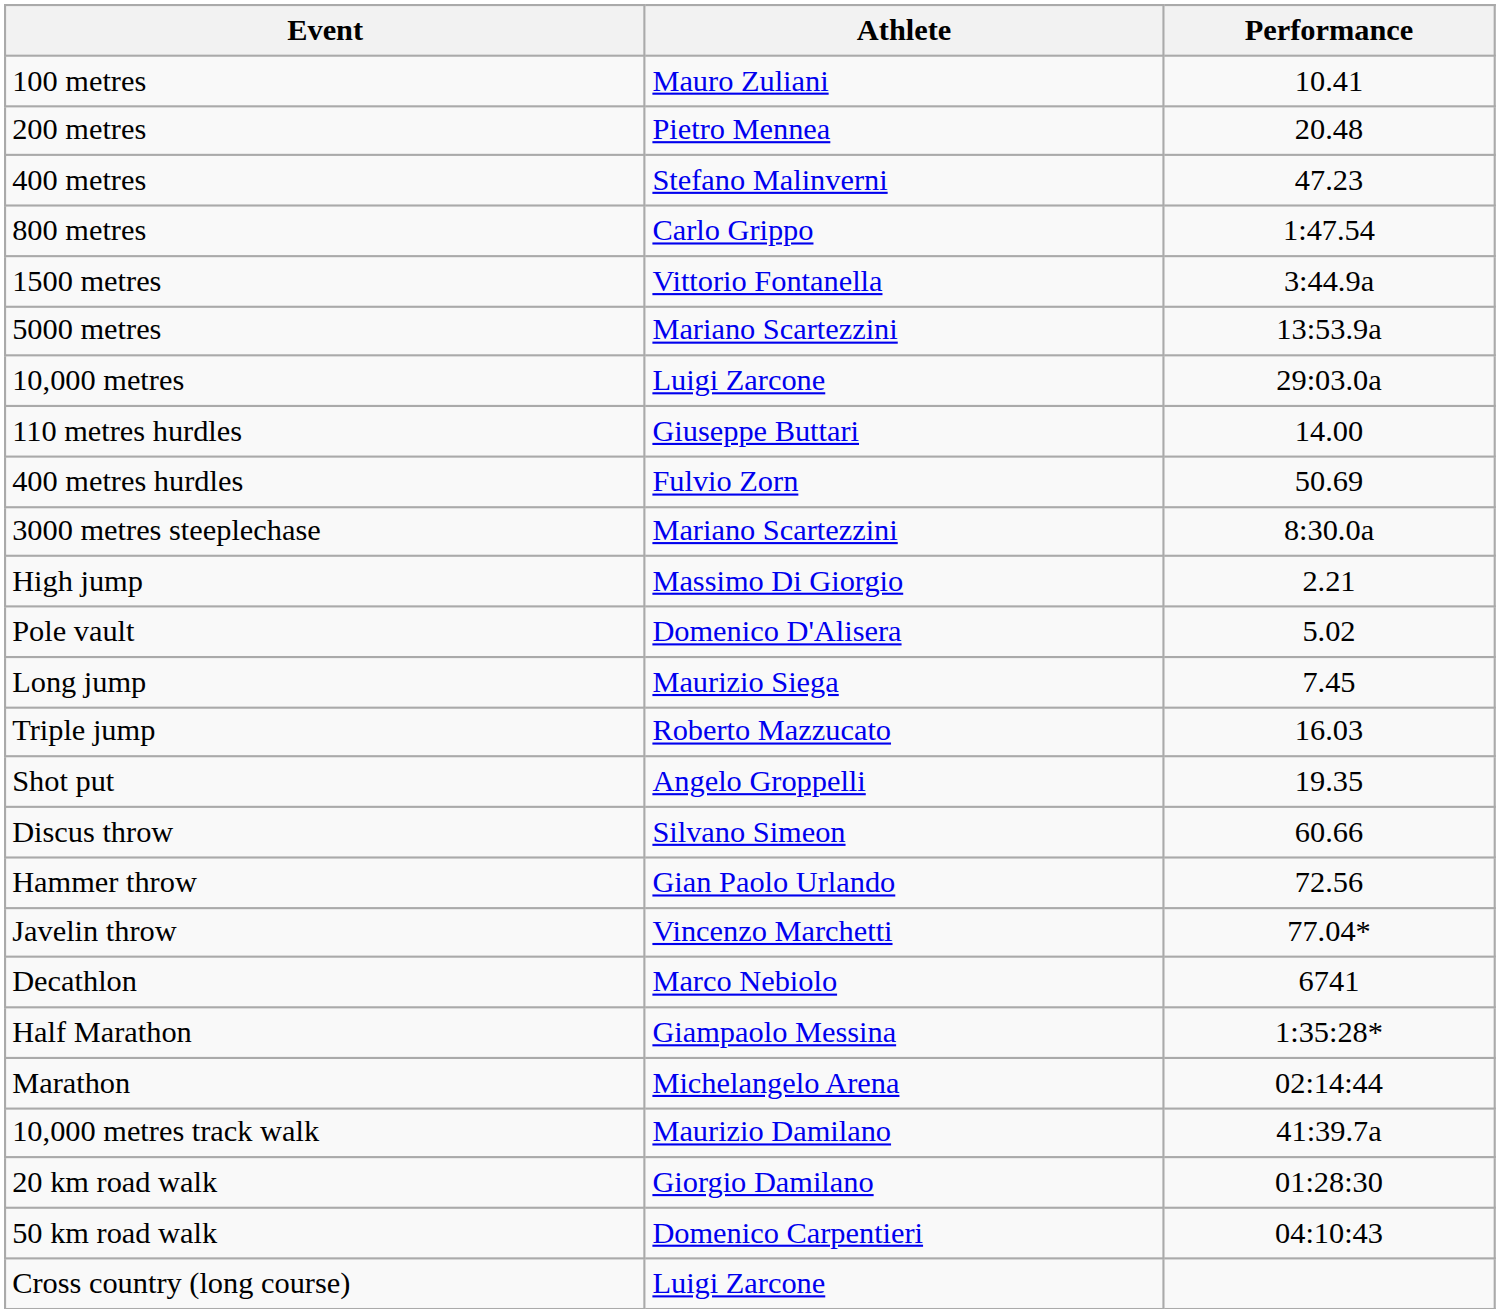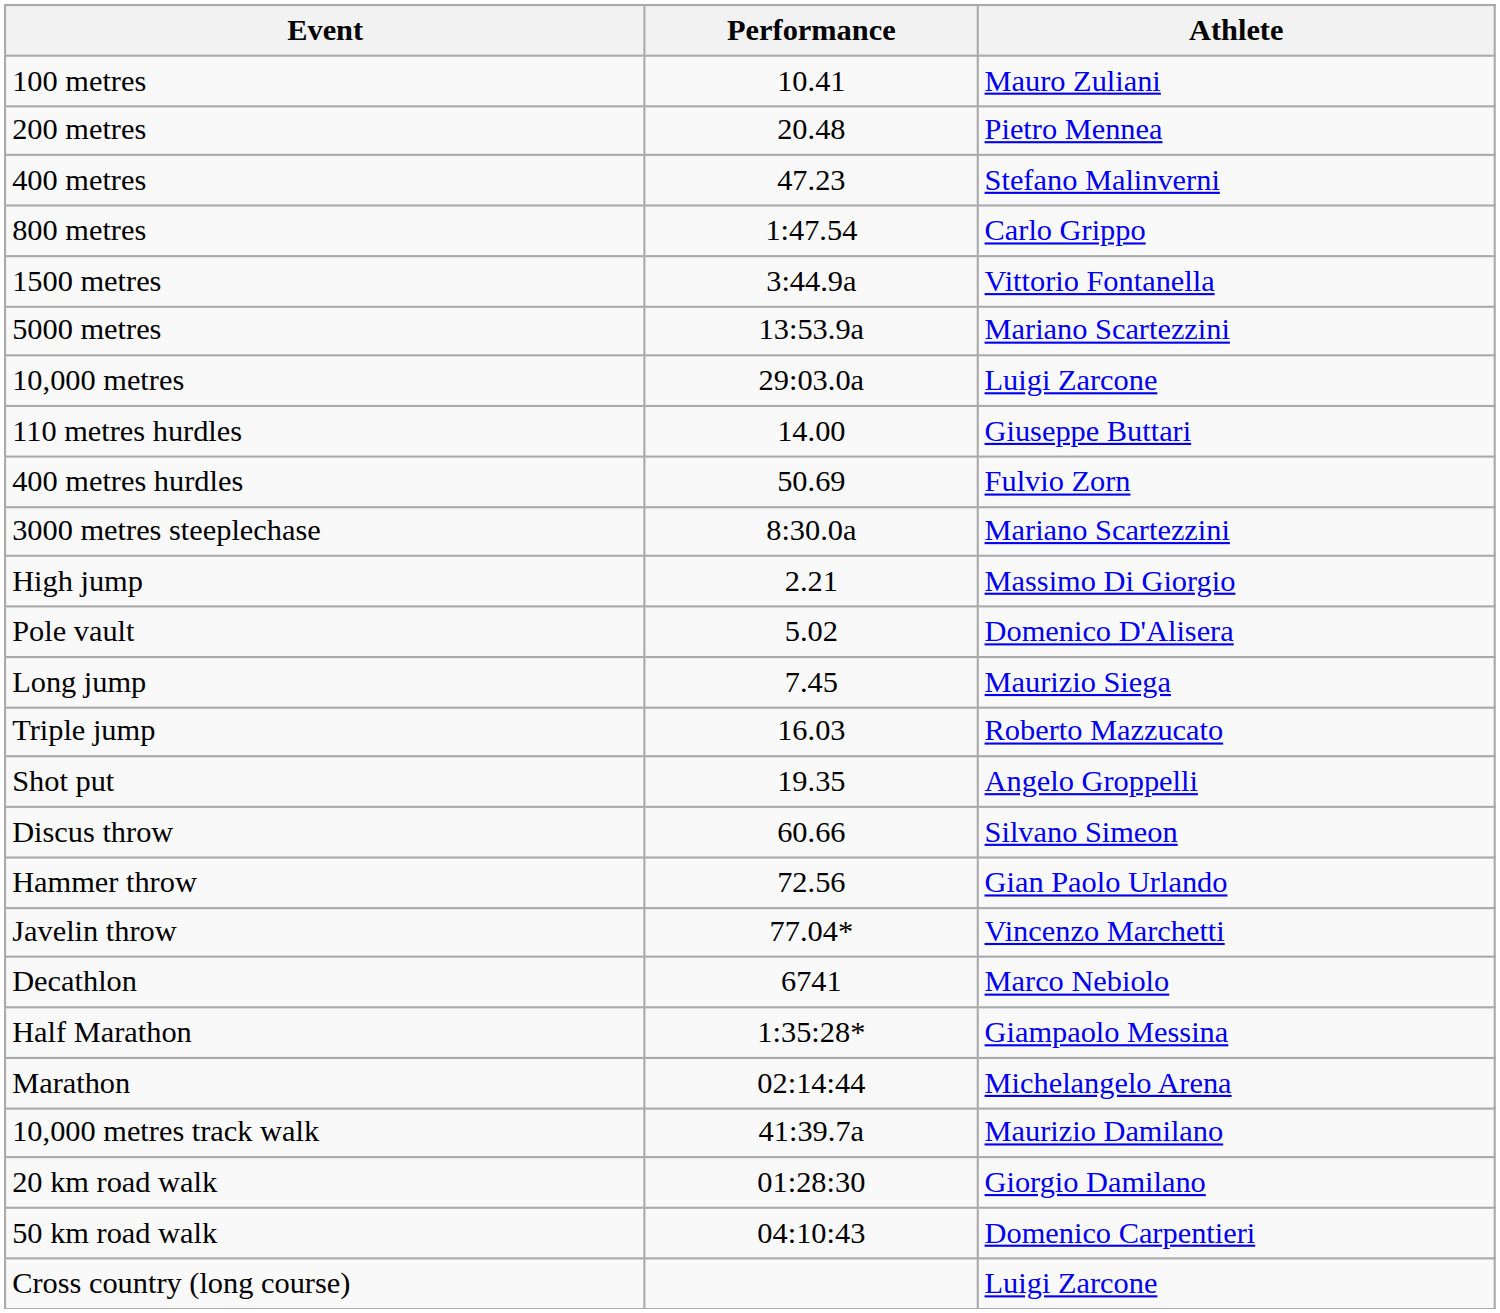columns swapped: (904, 29) <-> (1329, 29)
